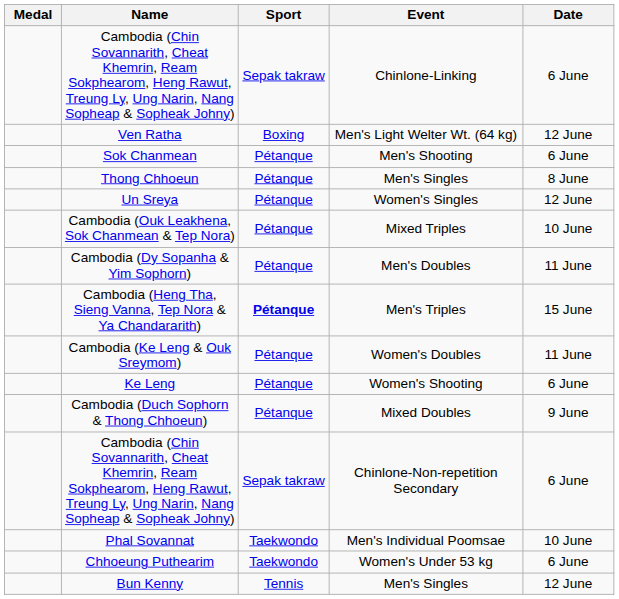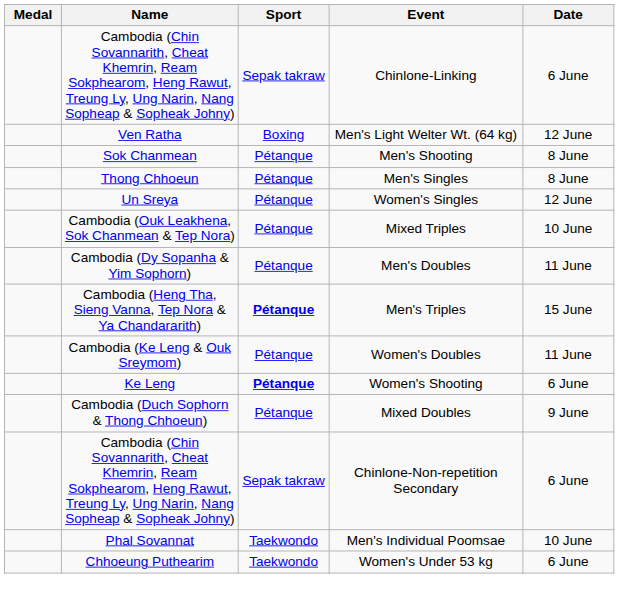(568, 156) 6 June -> (568, 156) 8 June
(284, 383) normal -> (284, 383) bold
- row: (150, 583)
